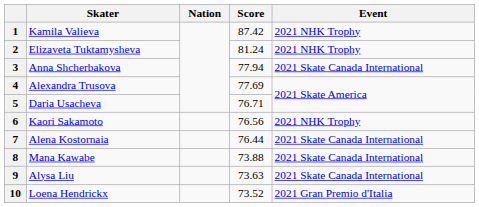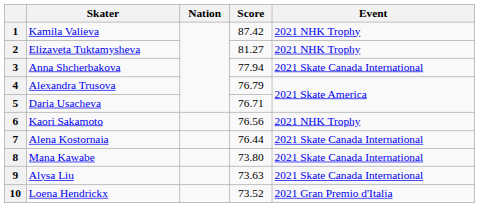(251, 49) 81.24 -> (251, 49) 81.27
(251, 85) 77.69 -> (251, 85) 76.79
(251, 157) 73.88 -> (251, 157) 73.80
